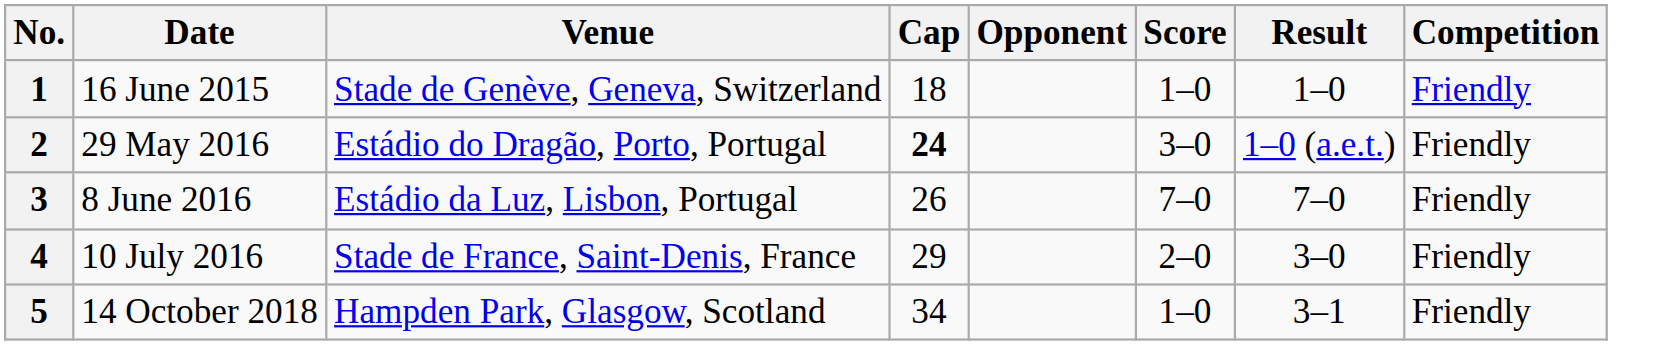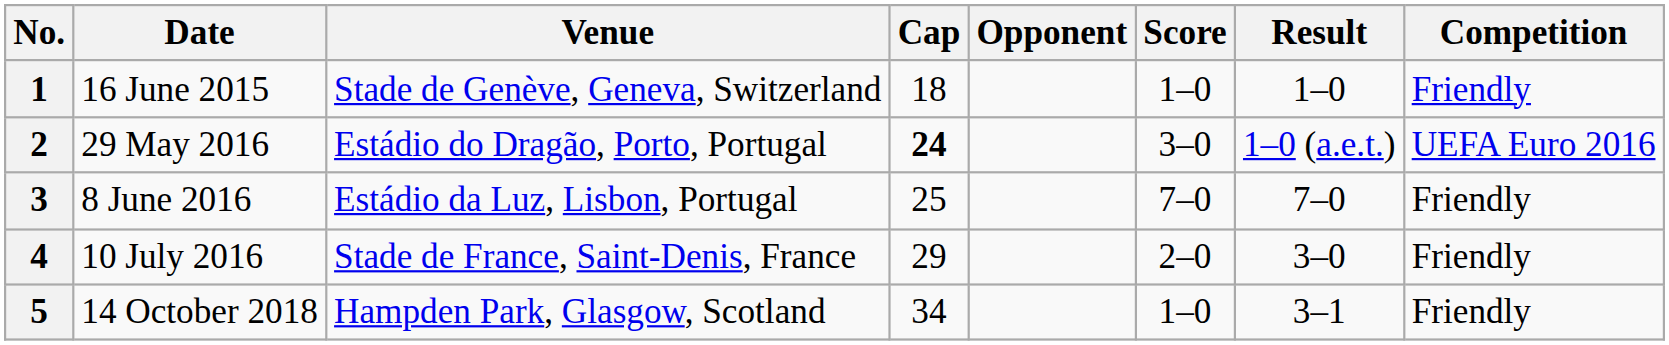(1471, 144) Friendly -> (1534, 144) UEFA Euro 2016
(929, 199) 26 -> (929, 199) 25
